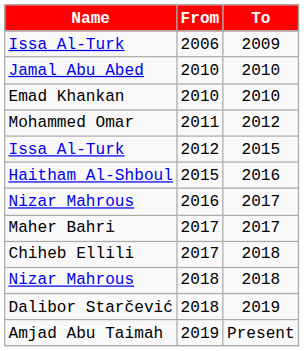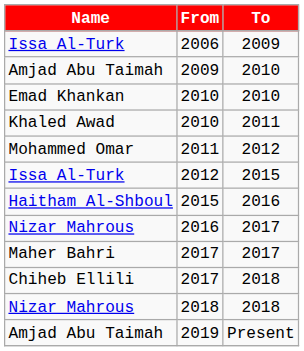+ row: (86, 70)
- row: (76, 70)
+ row: (62, 123)
- row: (91, 307)
